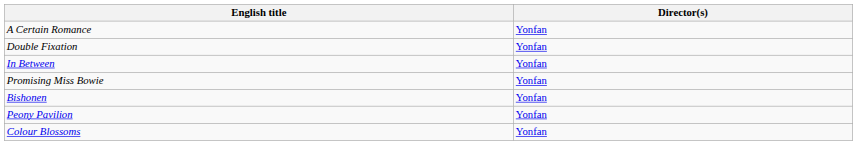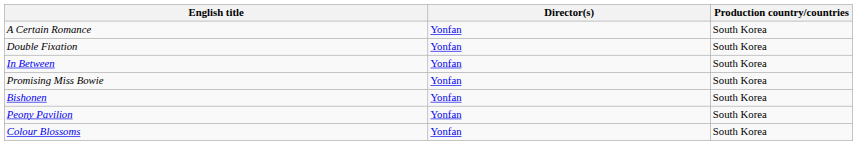+ column: (782, 13)
